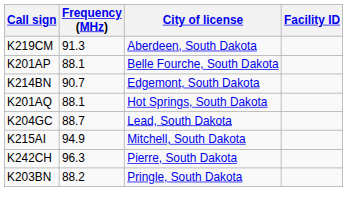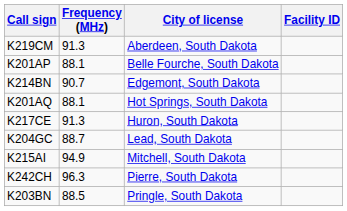+ row: (29, 121)
(73, 177) 88.2 -> (73, 196) 88.5
